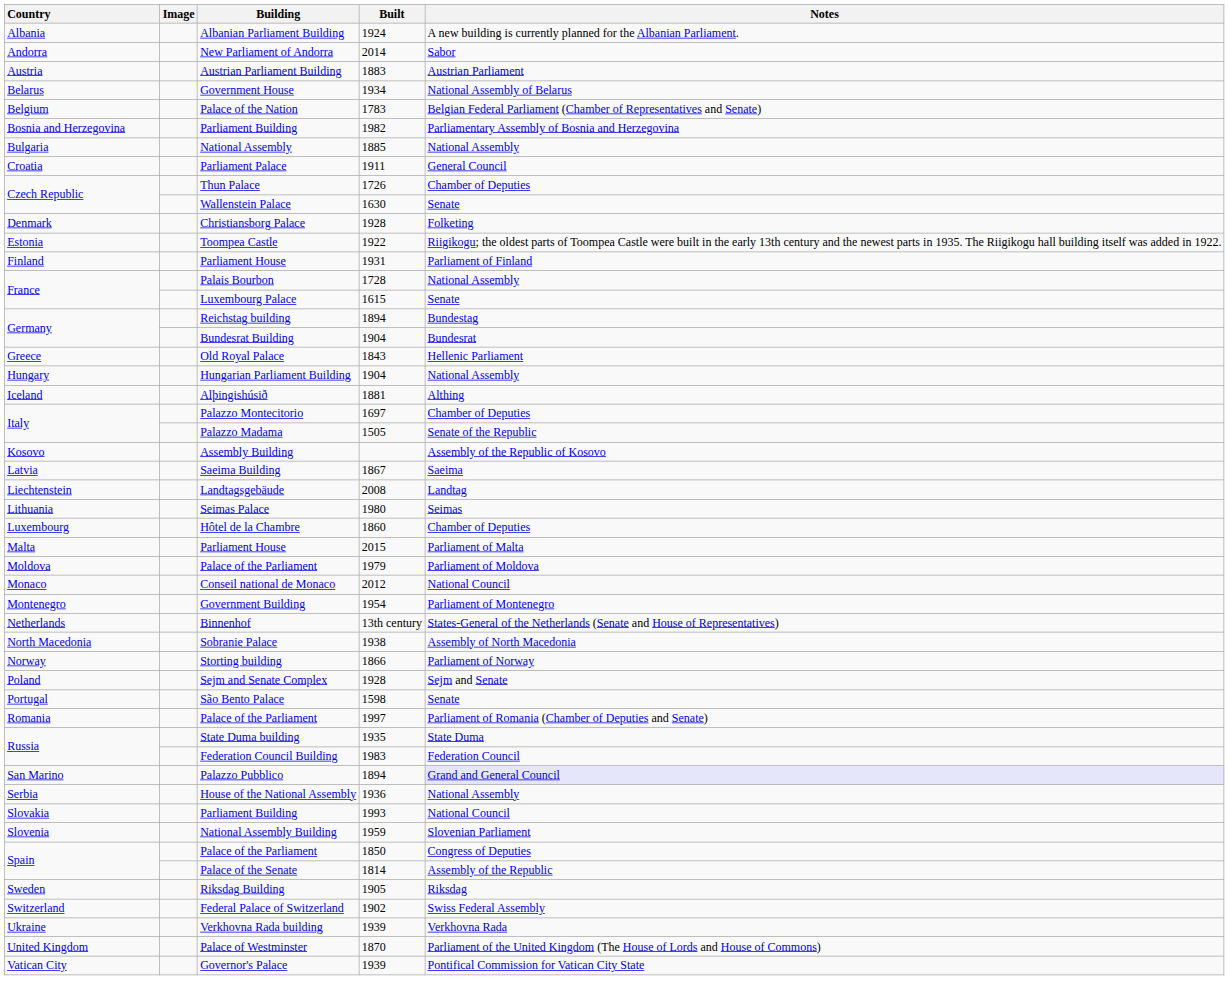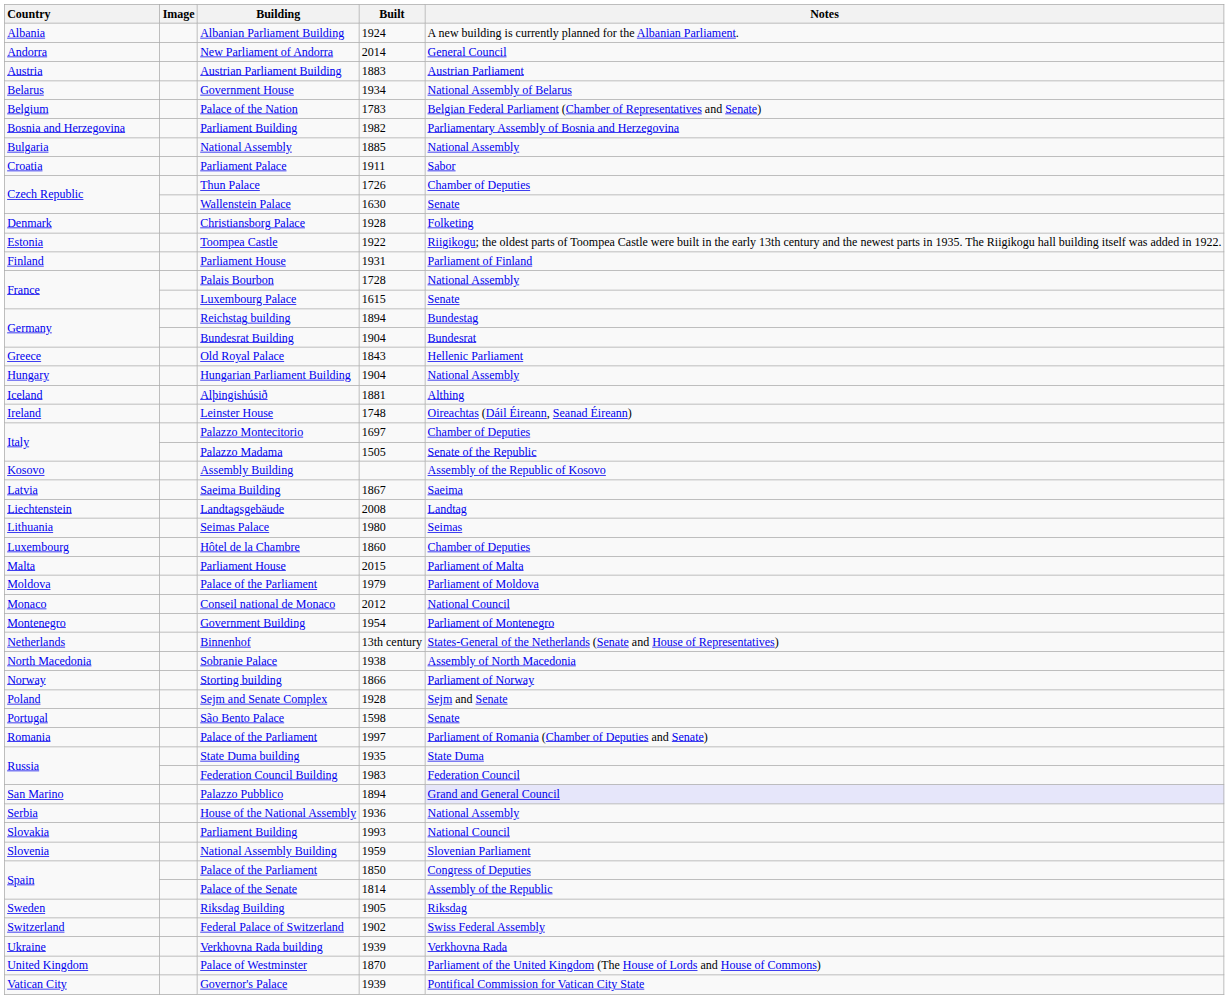(442, 52) Sabor -> (467, 52) General Council
(467, 166) General Council -> (442, 166) Sabor
+ row: (237, 413)
